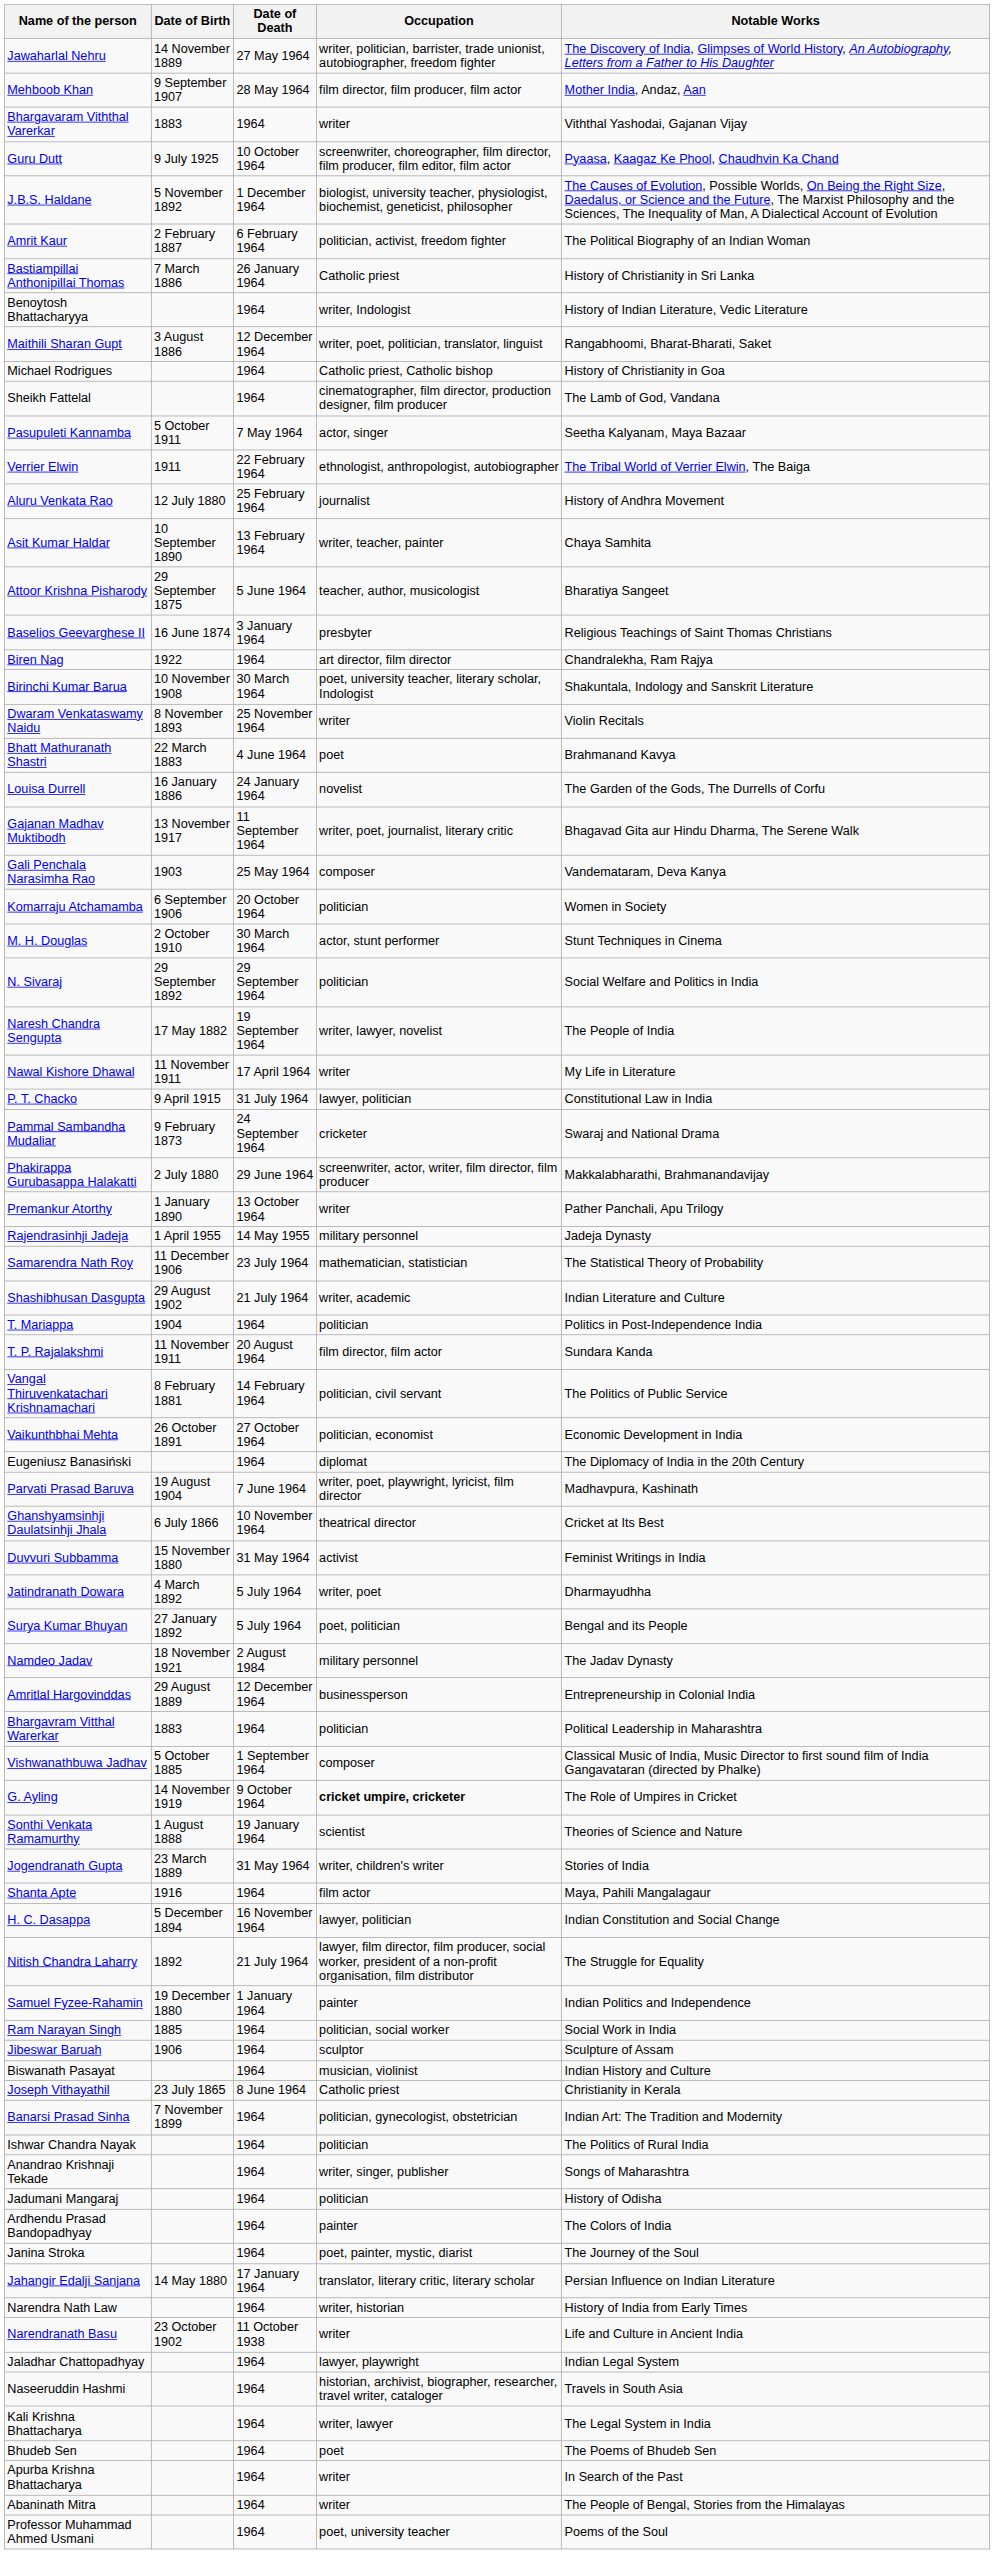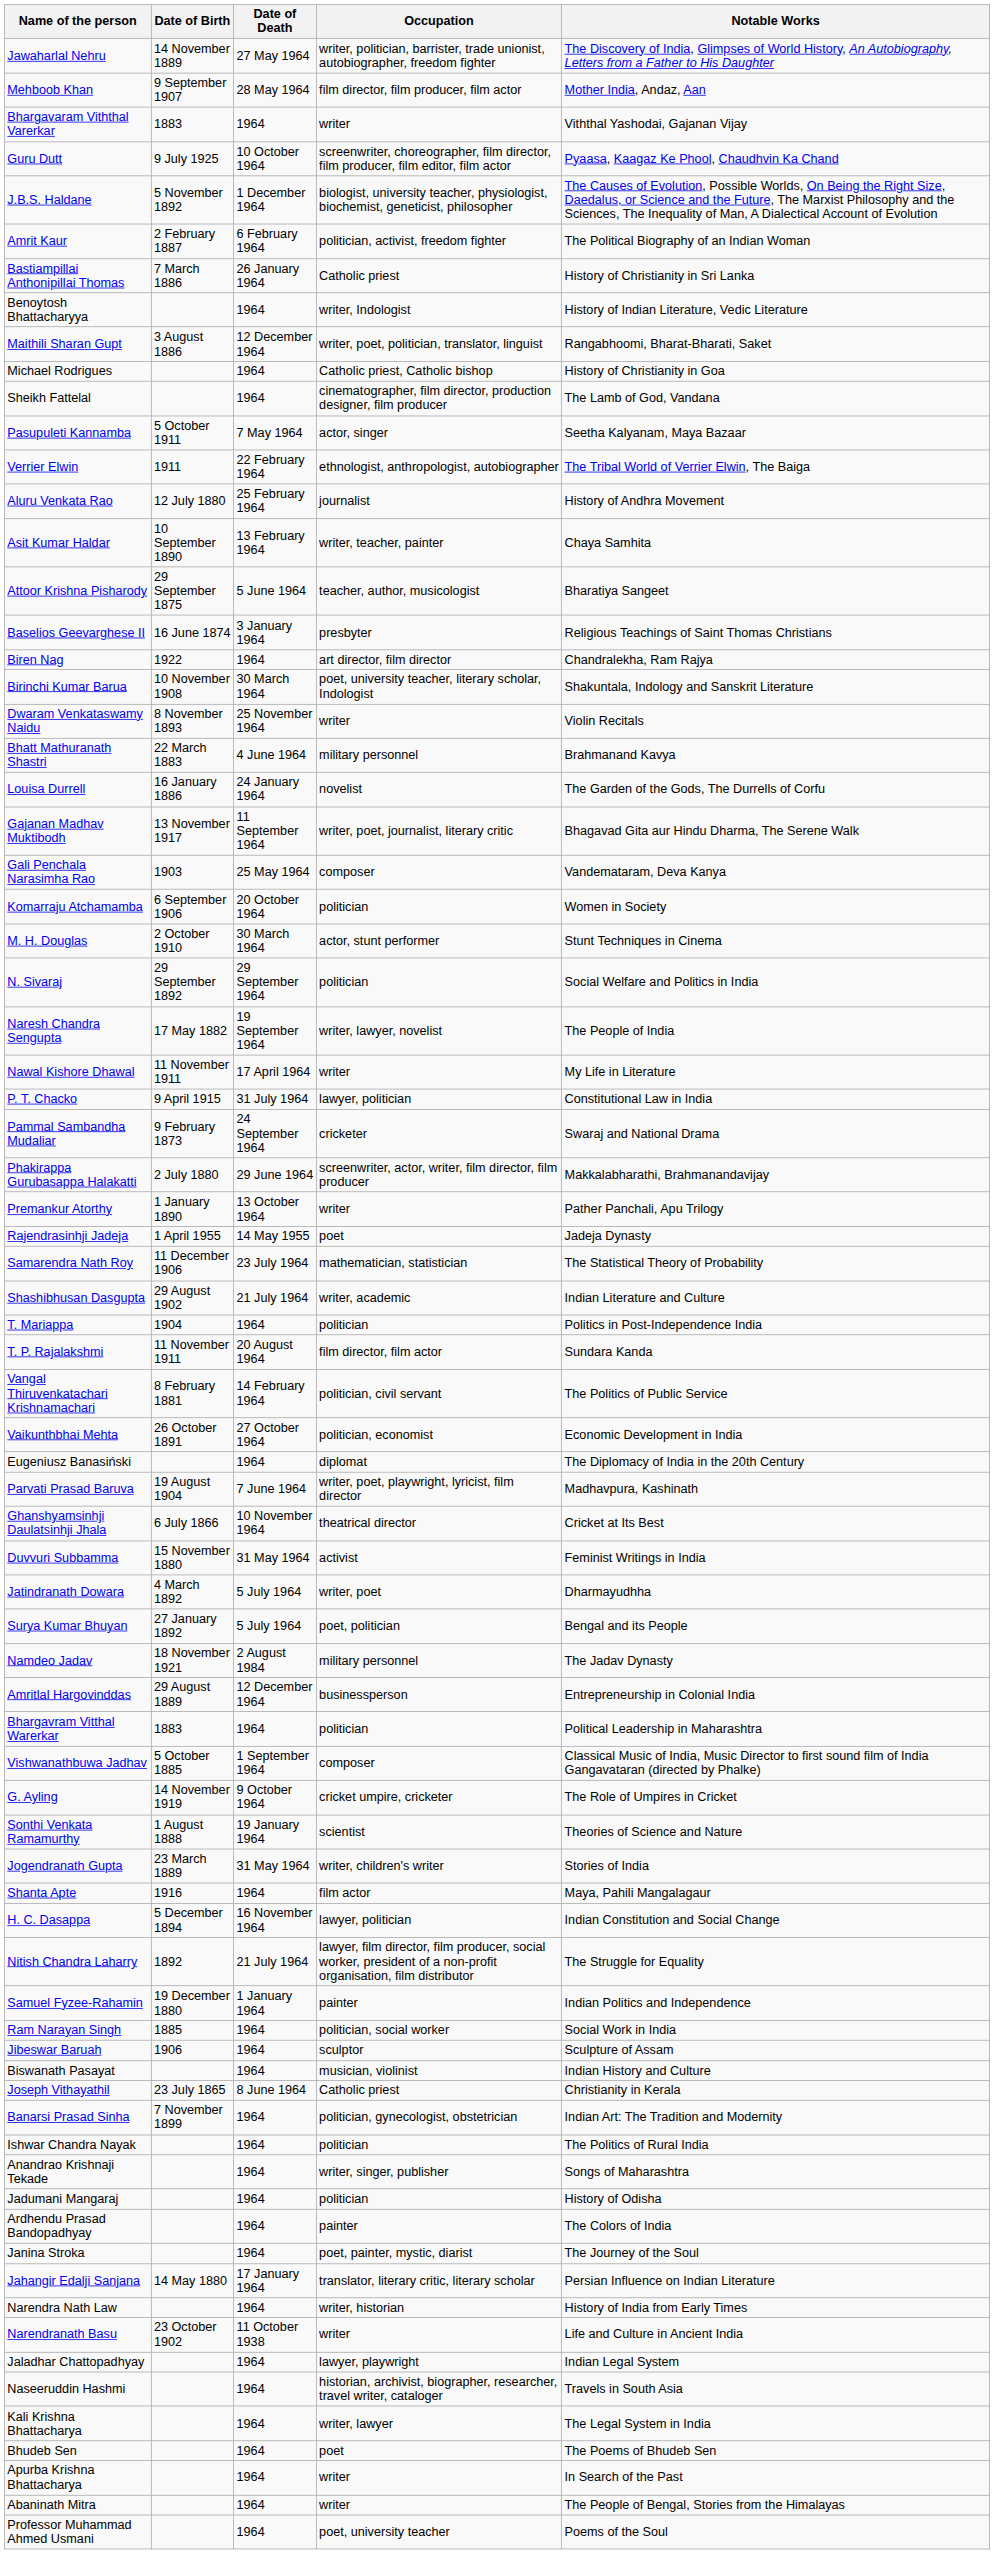(331, 755) poet -> (369, 755) military personnel
(369, 1236) military personnel -> (331, 1236) poet
(392, 1797) bold -> (386, 1797) normal
